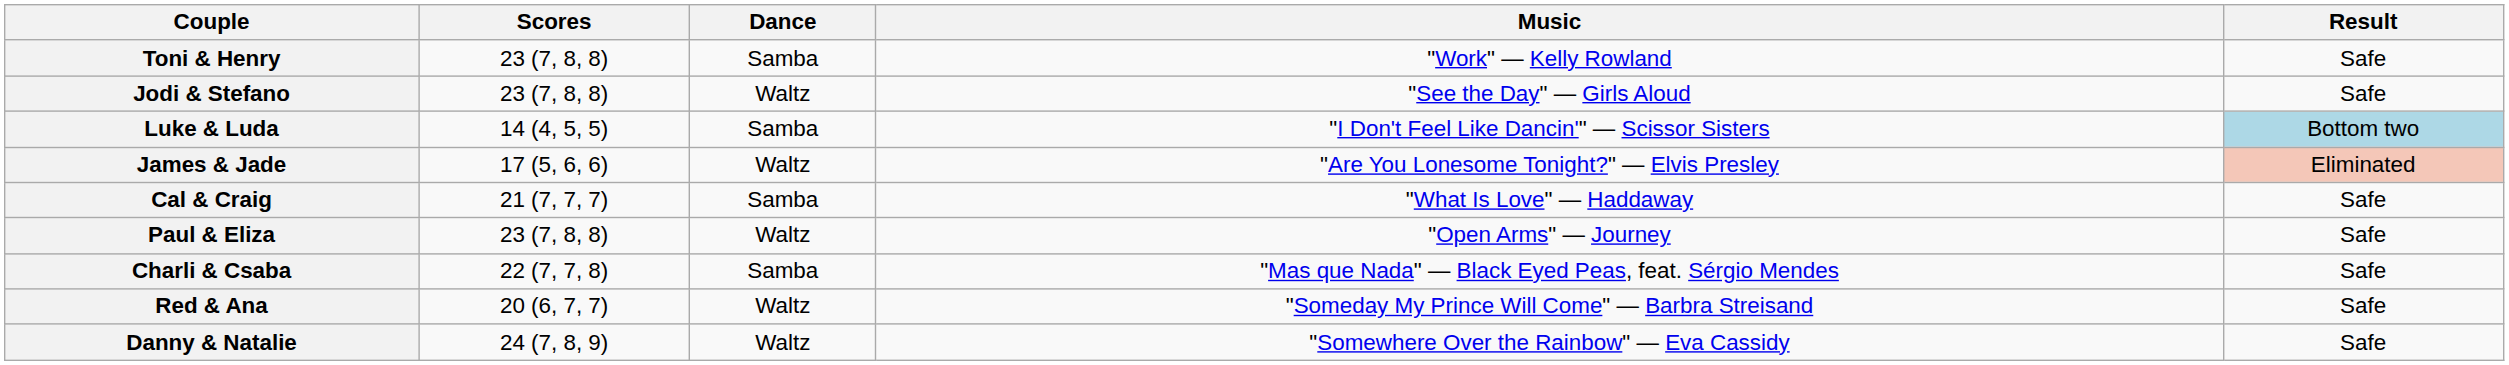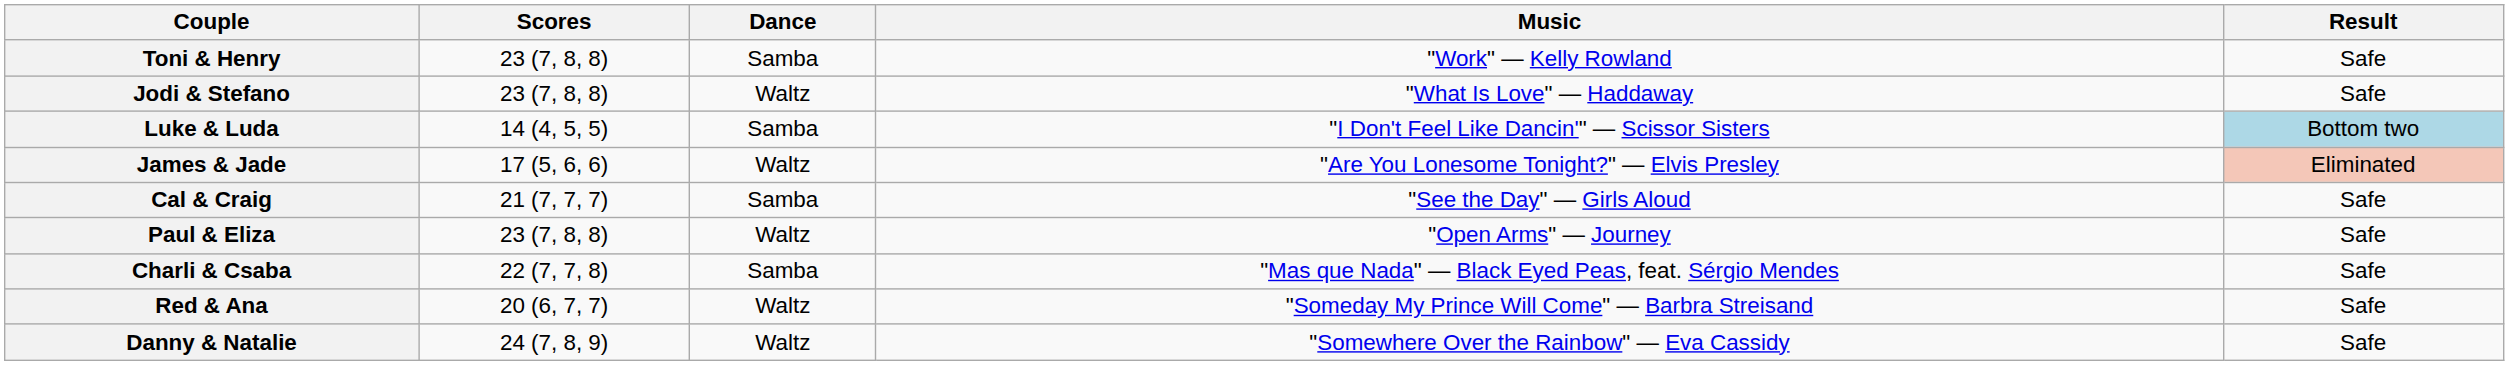(1549, 93) "See the Day" — Girls Aloud -> (1549, 93) "What Is Love" — Haddaway
(1549, 199) "What Is Love" — Haddaway -> (1549, 199) "See the Day" — Girls Aloud
